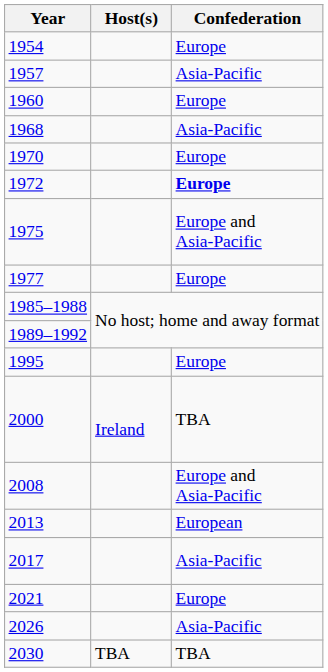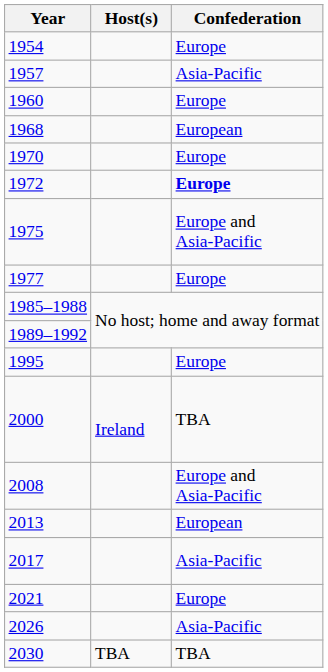(219, 128) Asia-Pacific -> (209, 128) European
